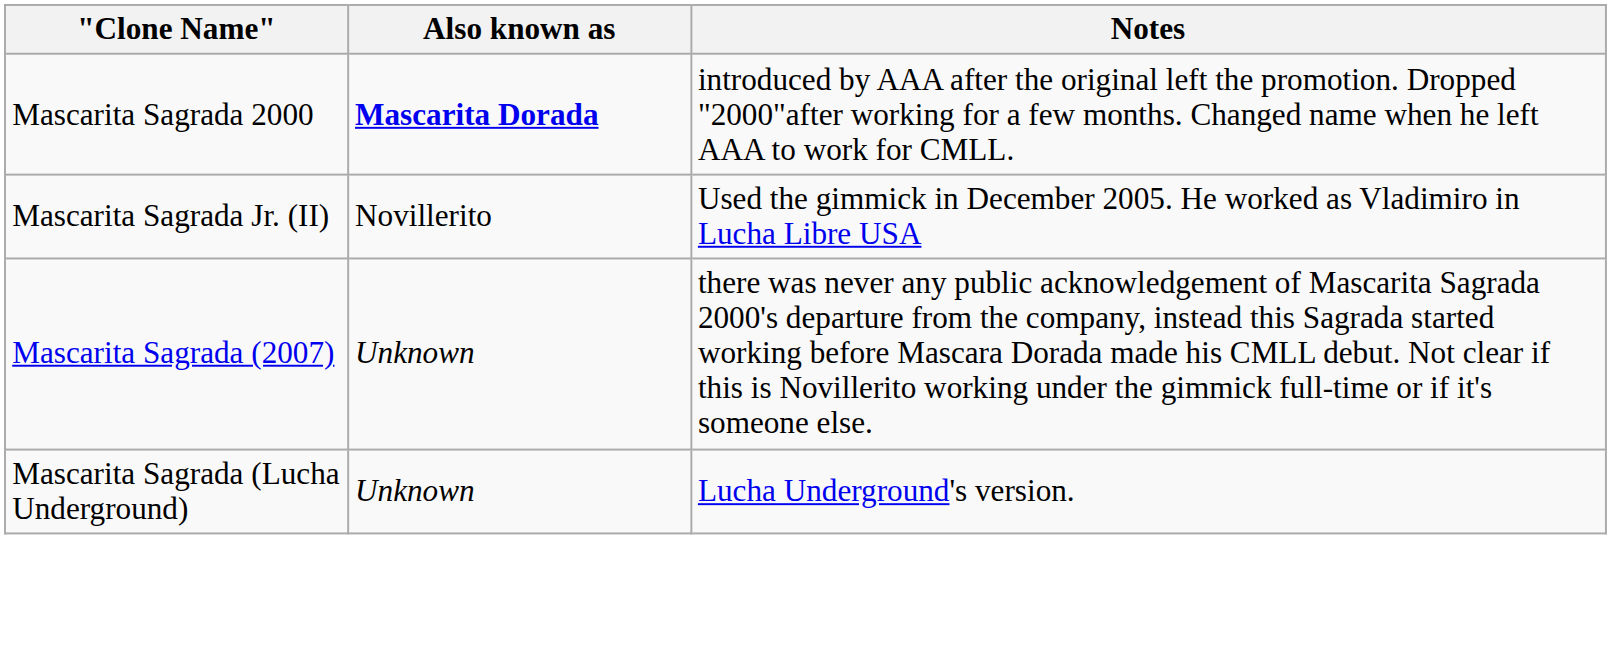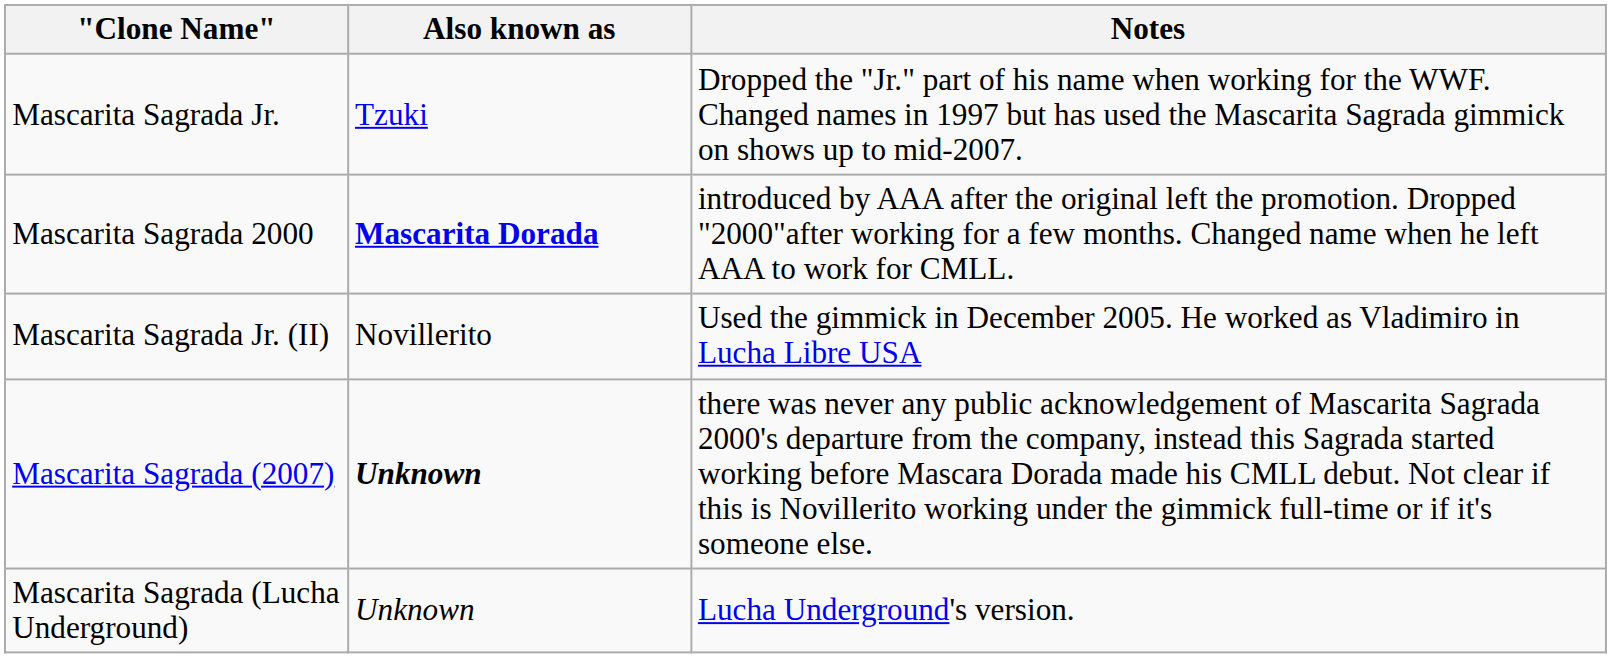+ row: (146, 113)
(415, 353) normal -> (418, 472) bold
